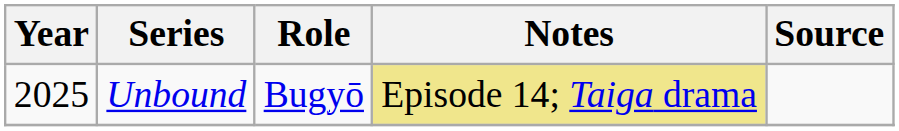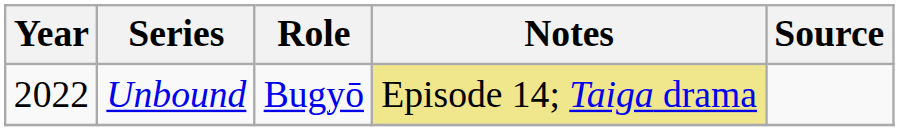(51, 93) 2025 -> (51, 93) 2022
